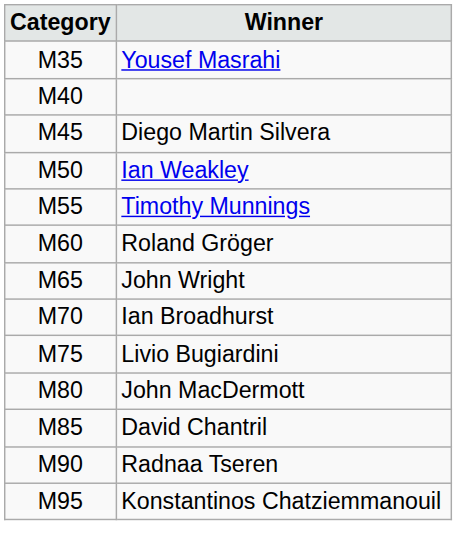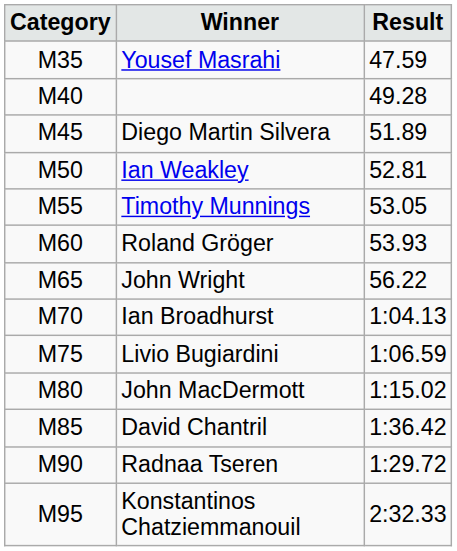+ column: (408, 22)
